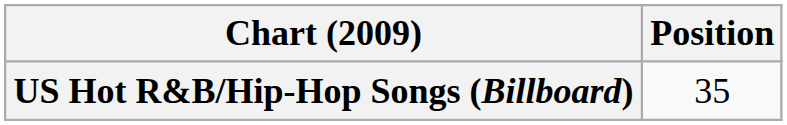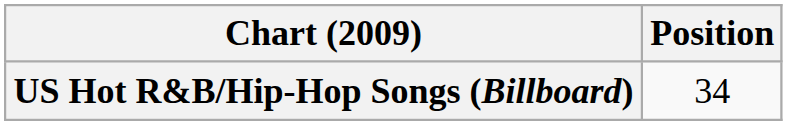(712, 90) 35 -> (712, 90) 34
